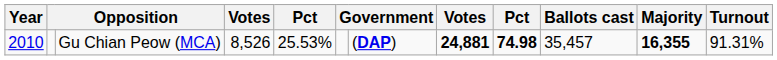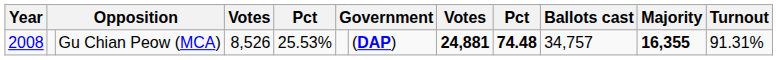(26, 42) 2010 -> (26, 42) 2008
(517, 42) 74.98 -> (517, 42) 74.48
(569, 42) 35,457 -> (569, 42) 34,757
